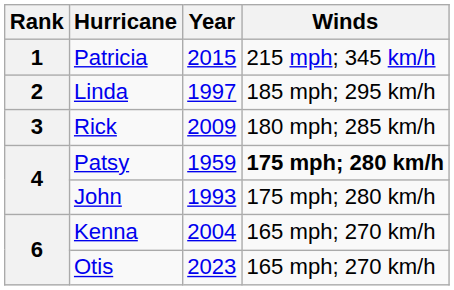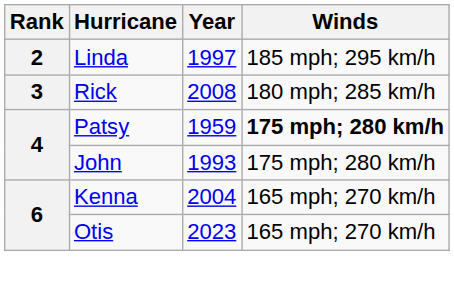- row: (111, 57)
(212, 127) 2009 -> (212, 92) 2008
